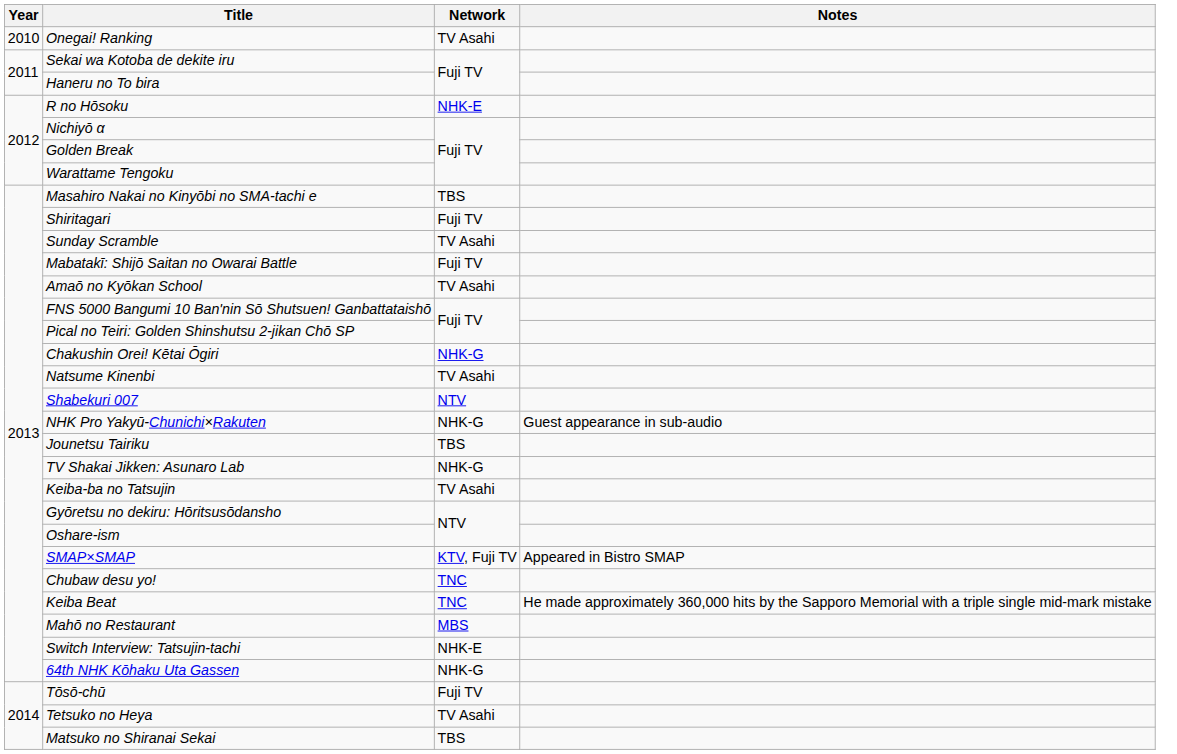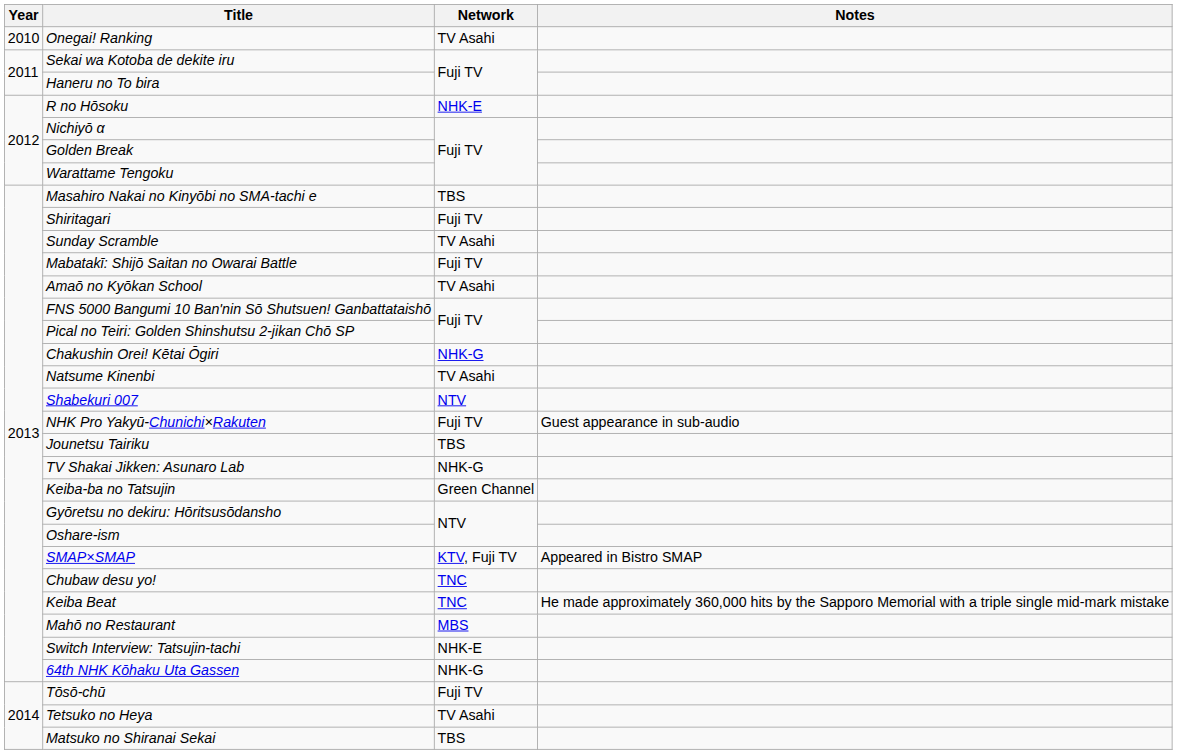(461, 422) NHK-G -> (460, 422) Fuji TV
(466, 490) TV Asahi -> (486, 490) Green Channel
